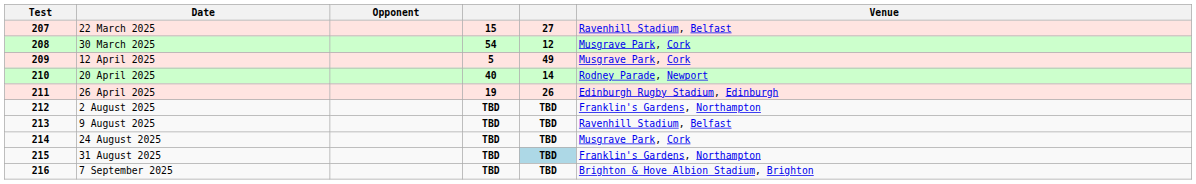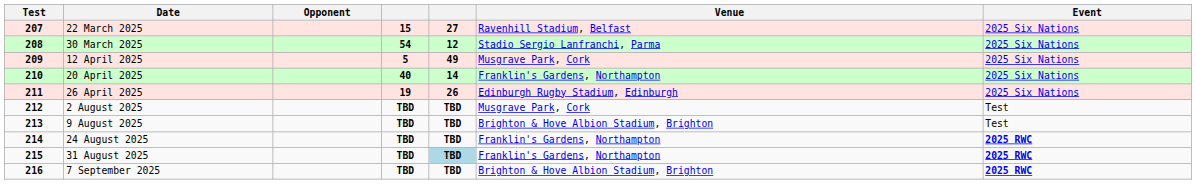+ column: (1087, 12)
(635, 44) Musgrave Park, Cork -> (569, 44) Stadio Sergio Lanfranchi, Parma
(643, 76) Rodney Parade, Newport -> (569, 76) Franklin's Gardens, Northampton
(670, 108) Franklin's Gardens, Northampton -> (534, 108) Musgrave Park, Cork
(655, 124) Ravenhill Stadium, Belfast -> (596, 124) Brighton & Hove Albion Stadium, Brighton
(635, 139) Musgrave Park, Cork -> (569, 139) Franklin's Gardens, Northampton
